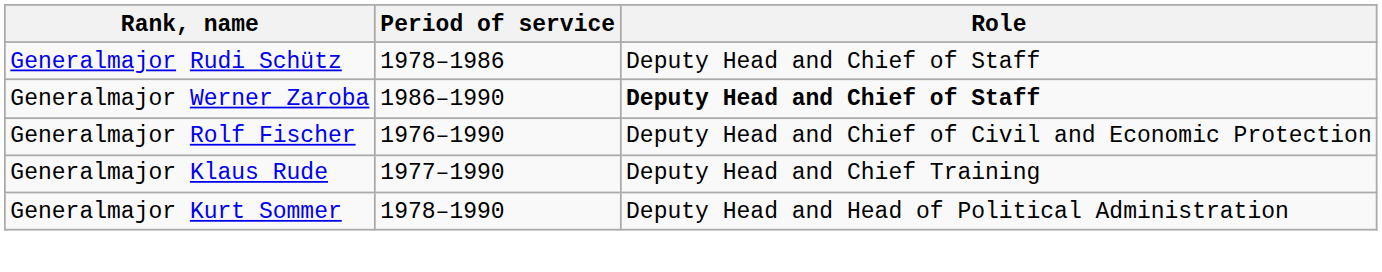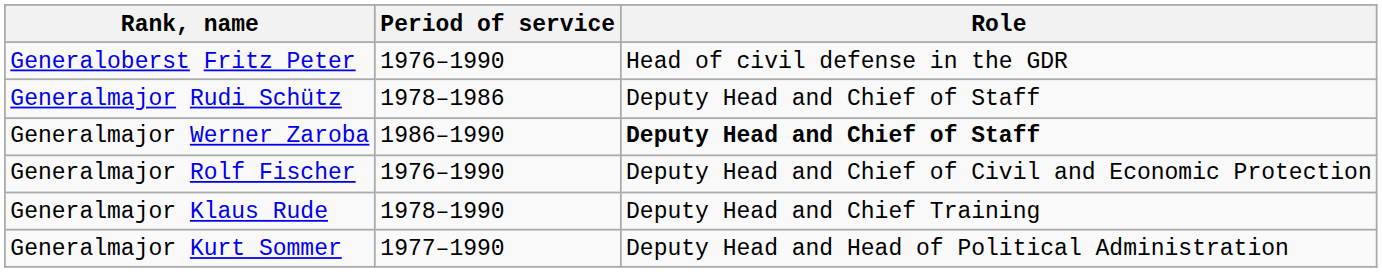+ row: (183, 61)
(442, 174) 1977–1990 -> (442, 211) 1978–1990
(442, 211) 1978–1990 -> (442, 249) 1977–1990
